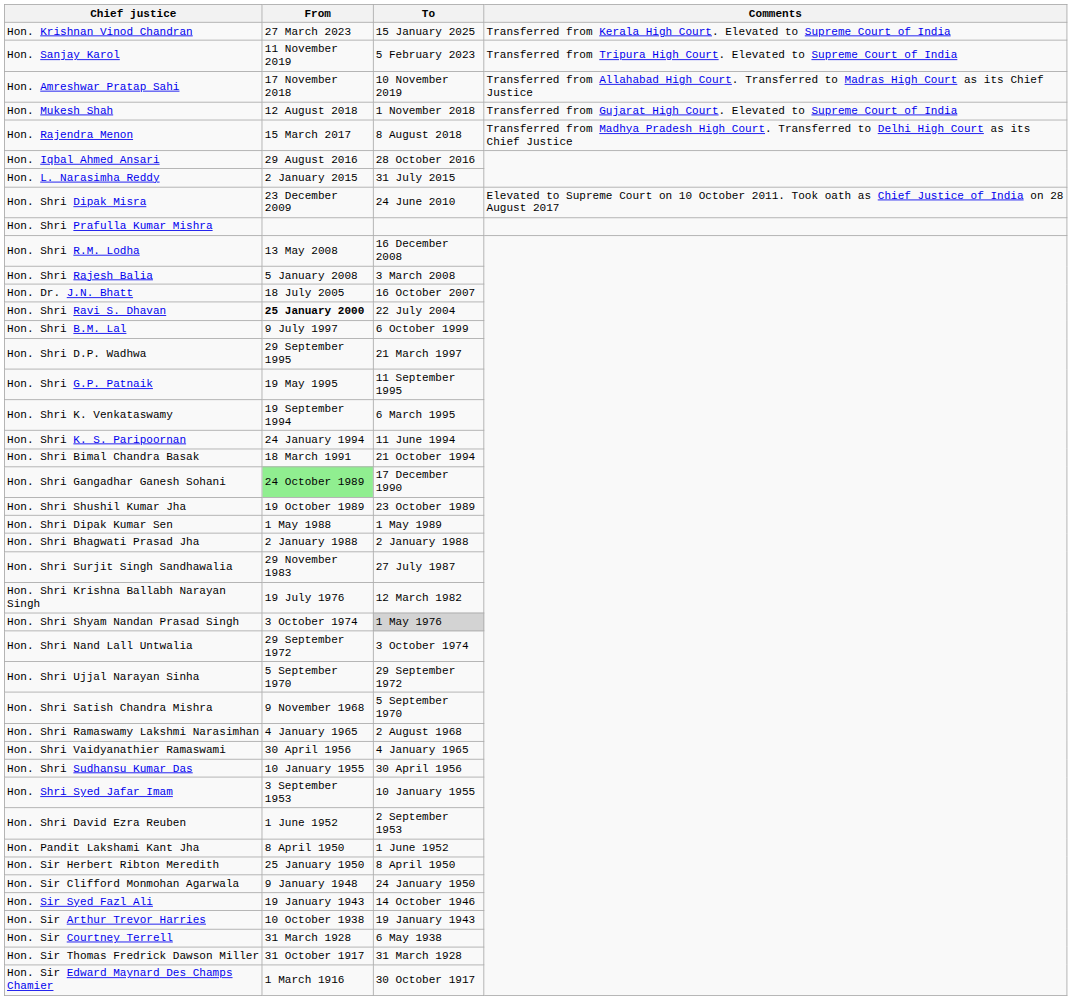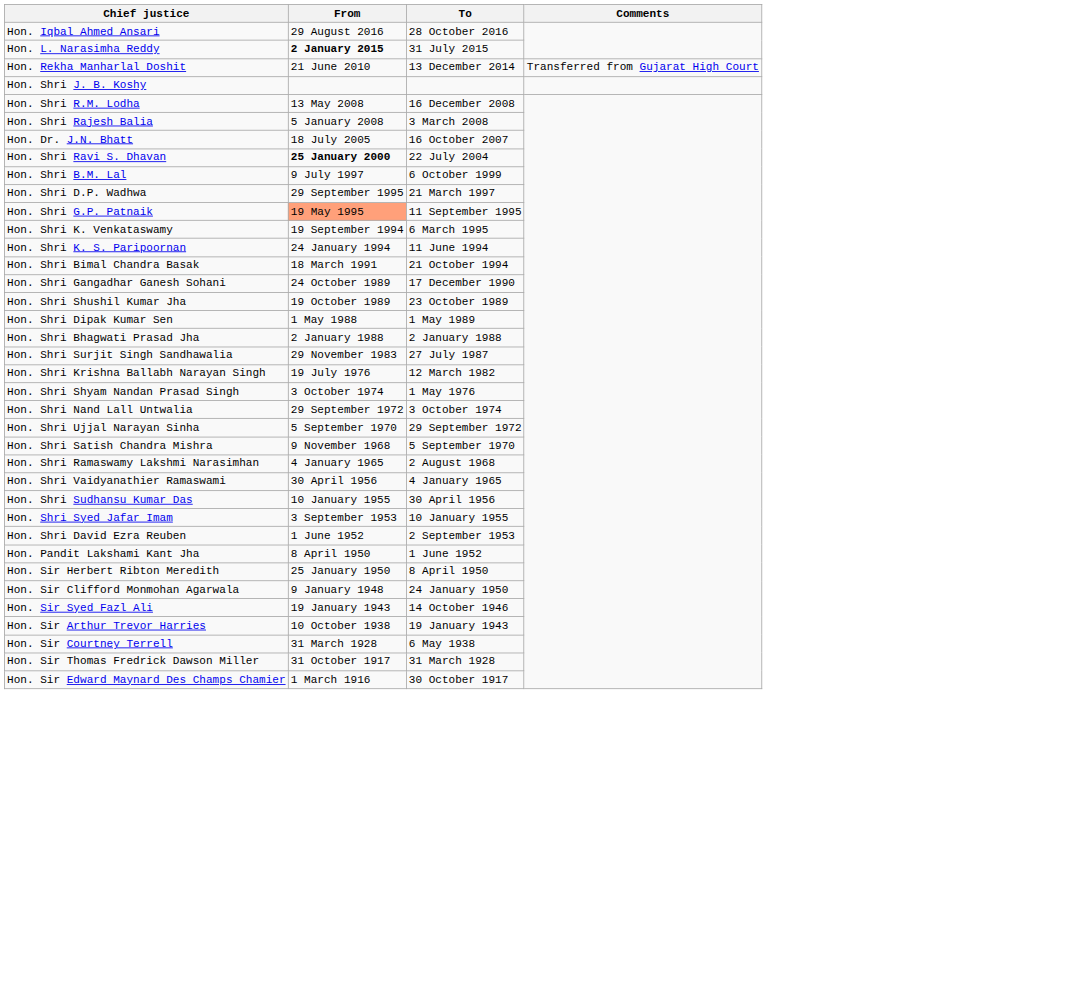- row: (100, 31)
- row: (63, 56)
- row: (93, 87)
- row: (60, 111)
- row: (70, 135)
(311, 178) normal -> (337, 49) bold
+ row: (97, 67)
- row: (77, 202)
- row: (110, 227)
+ row: (77, 85)
(301, 384) no background -> (327, 212) lightsalmon background
(315, 482) lightgreen background -> (341, 284) no background
(409, 622) lightgrey background -> (442, 392) no background
